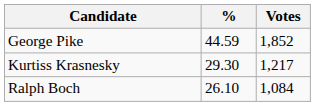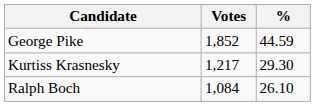columns swapped: (283, 16) <-> (229, 16)
